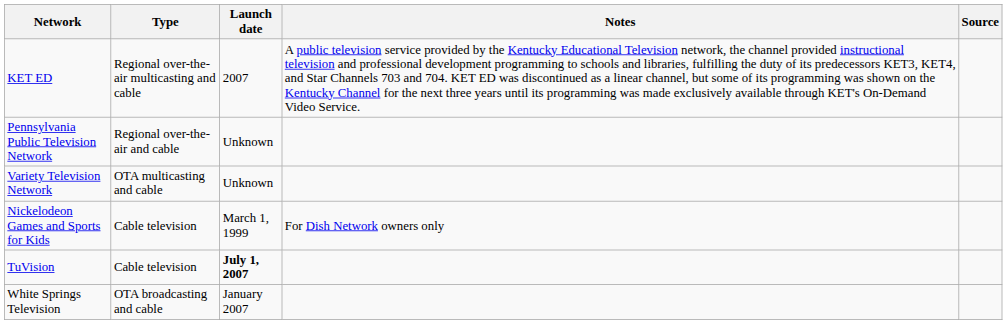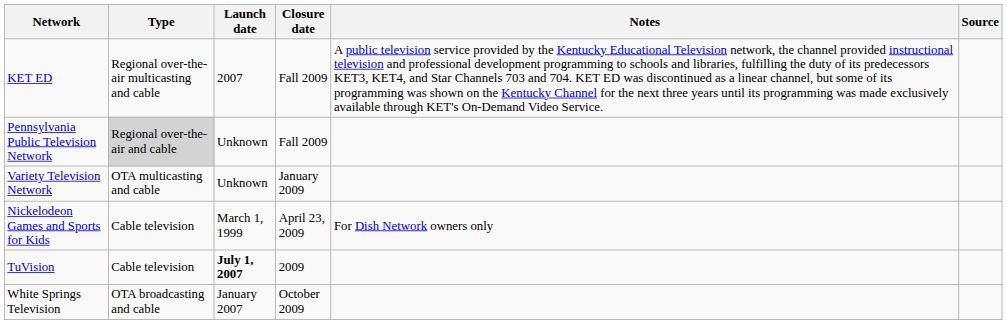+ column: (303, 21)
(162, 141) no background -> (159, 141) lightgrey background
